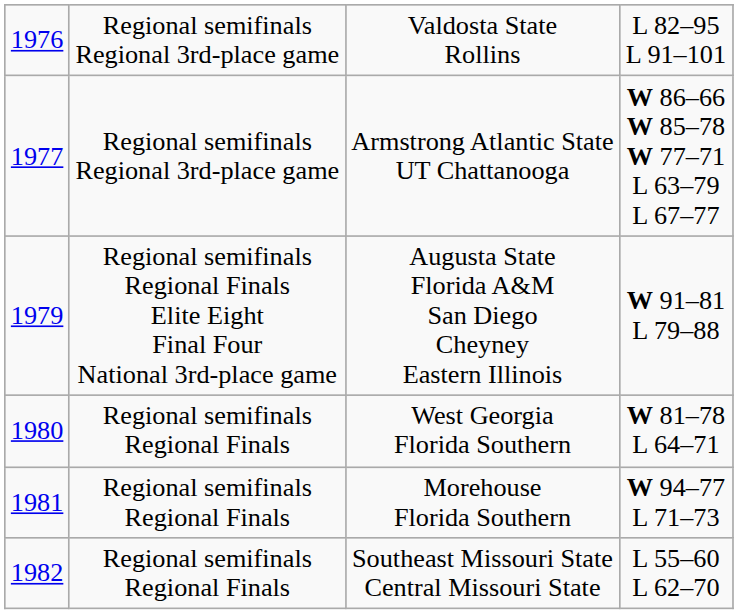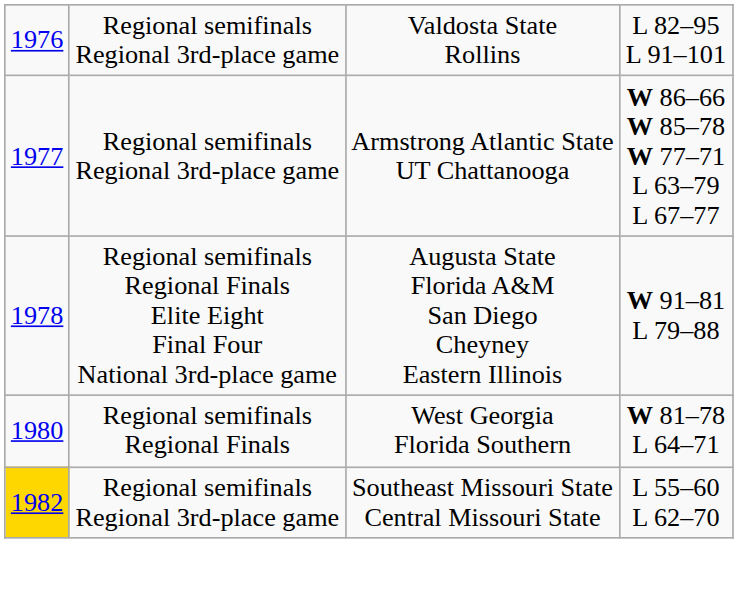(37, 315) 1979 -> (37, 315) 1978
- row: (482, 501)
(37, 572) no background -> (37, 501) gold background
(207, 572) Regional semifinals Regional Finals -> (207, 501) Regional semifinals Regional 3rd-place game
